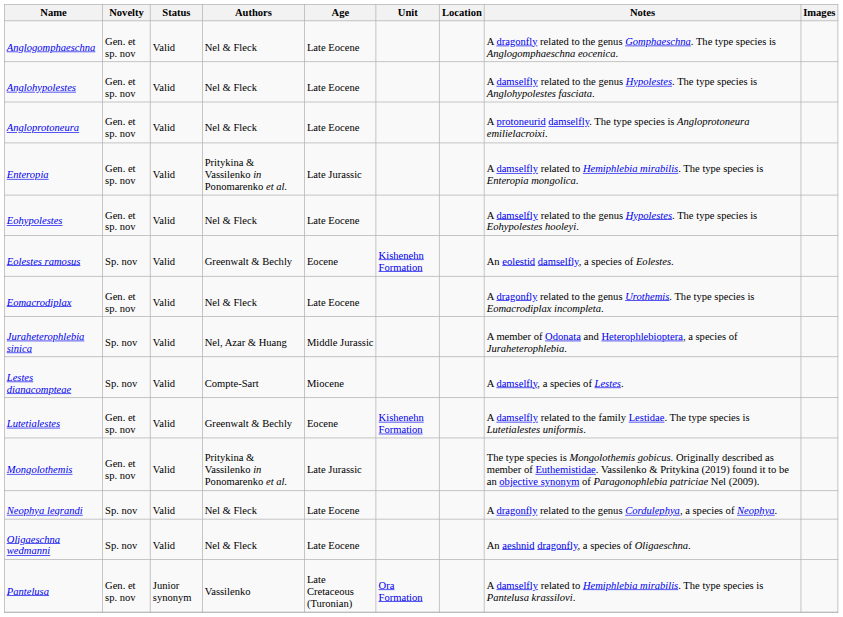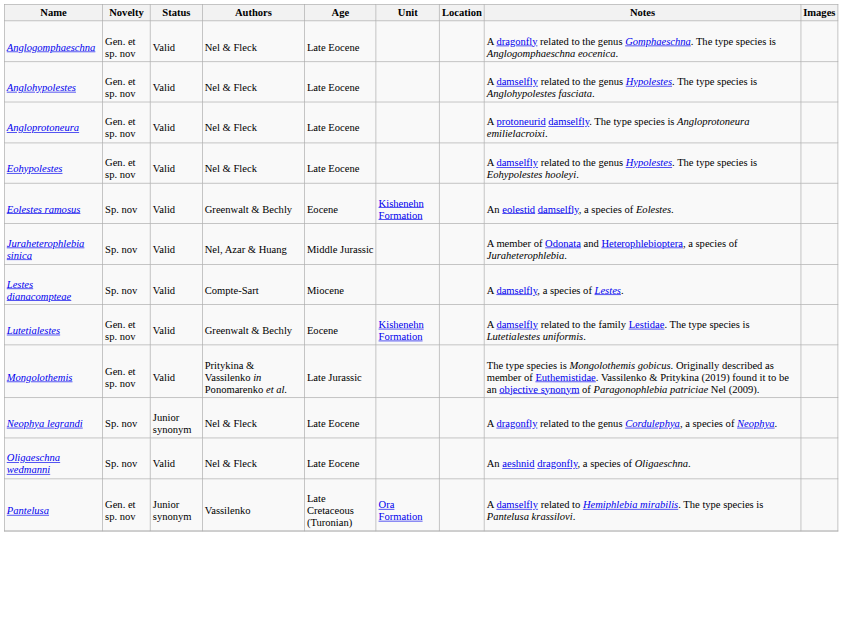- row: (28, 174)
- row: (39, 302)
(164, 510) Valid -> (172, 423) Junior synonym
